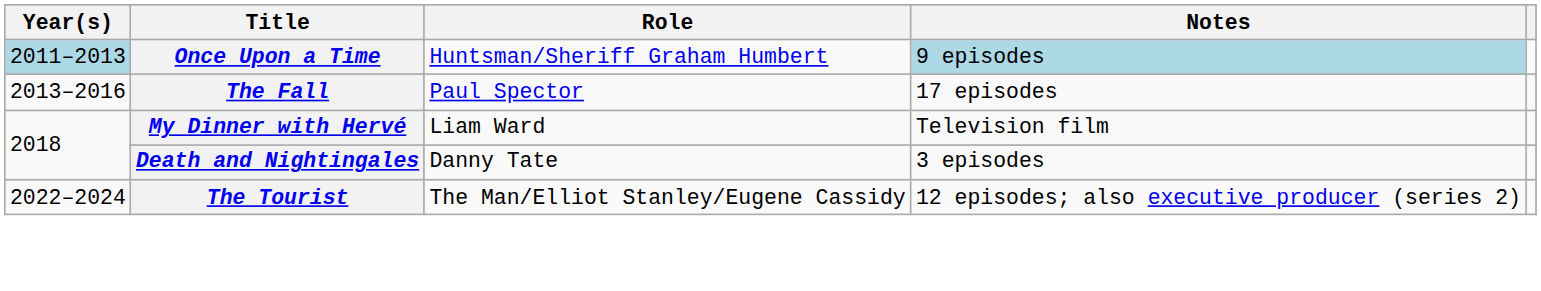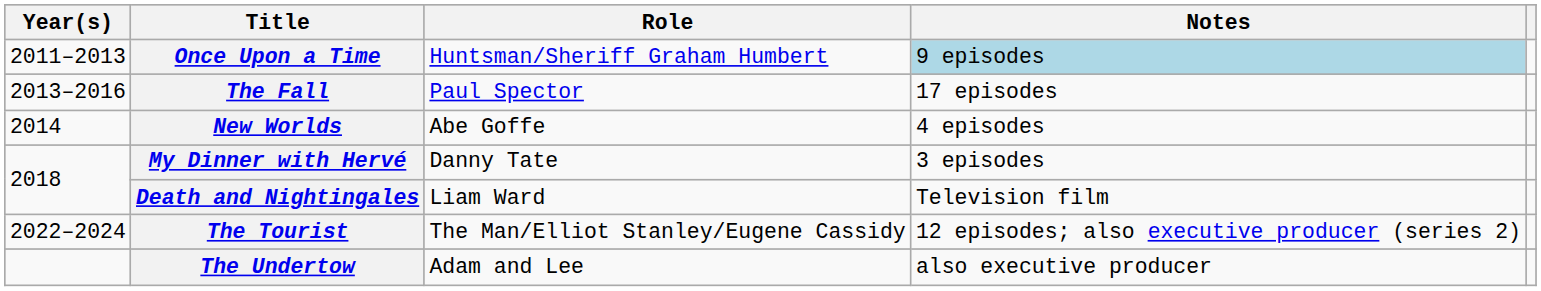(68, 57) lightblue background -> (68, 57) no background
+ row: (278, 127)
(487, 127) Liam Ward -> (494, 162) Danny Tate
(1012, 127) Television film -> (980, 162) 3 episodes
(494, 162) Danny Tate -> (487, 197) Liam Ward
(980, 162) 3 episodes -> (1012, 197) Television film
+ row: (278, 267)
